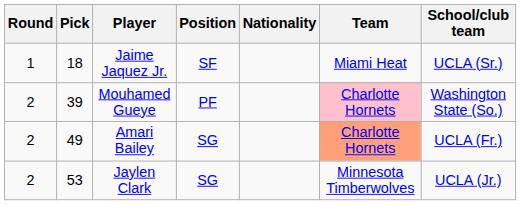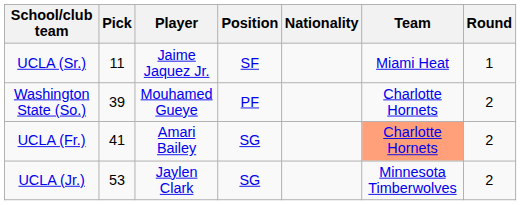columns swapped: (31, 24) <-> (468, 24)
(75, 63) 18 -> (117, 63) 11
(370, 102) pink background -> (412, 102) no background
(75, 141) 49 -> (117, 141) 41
